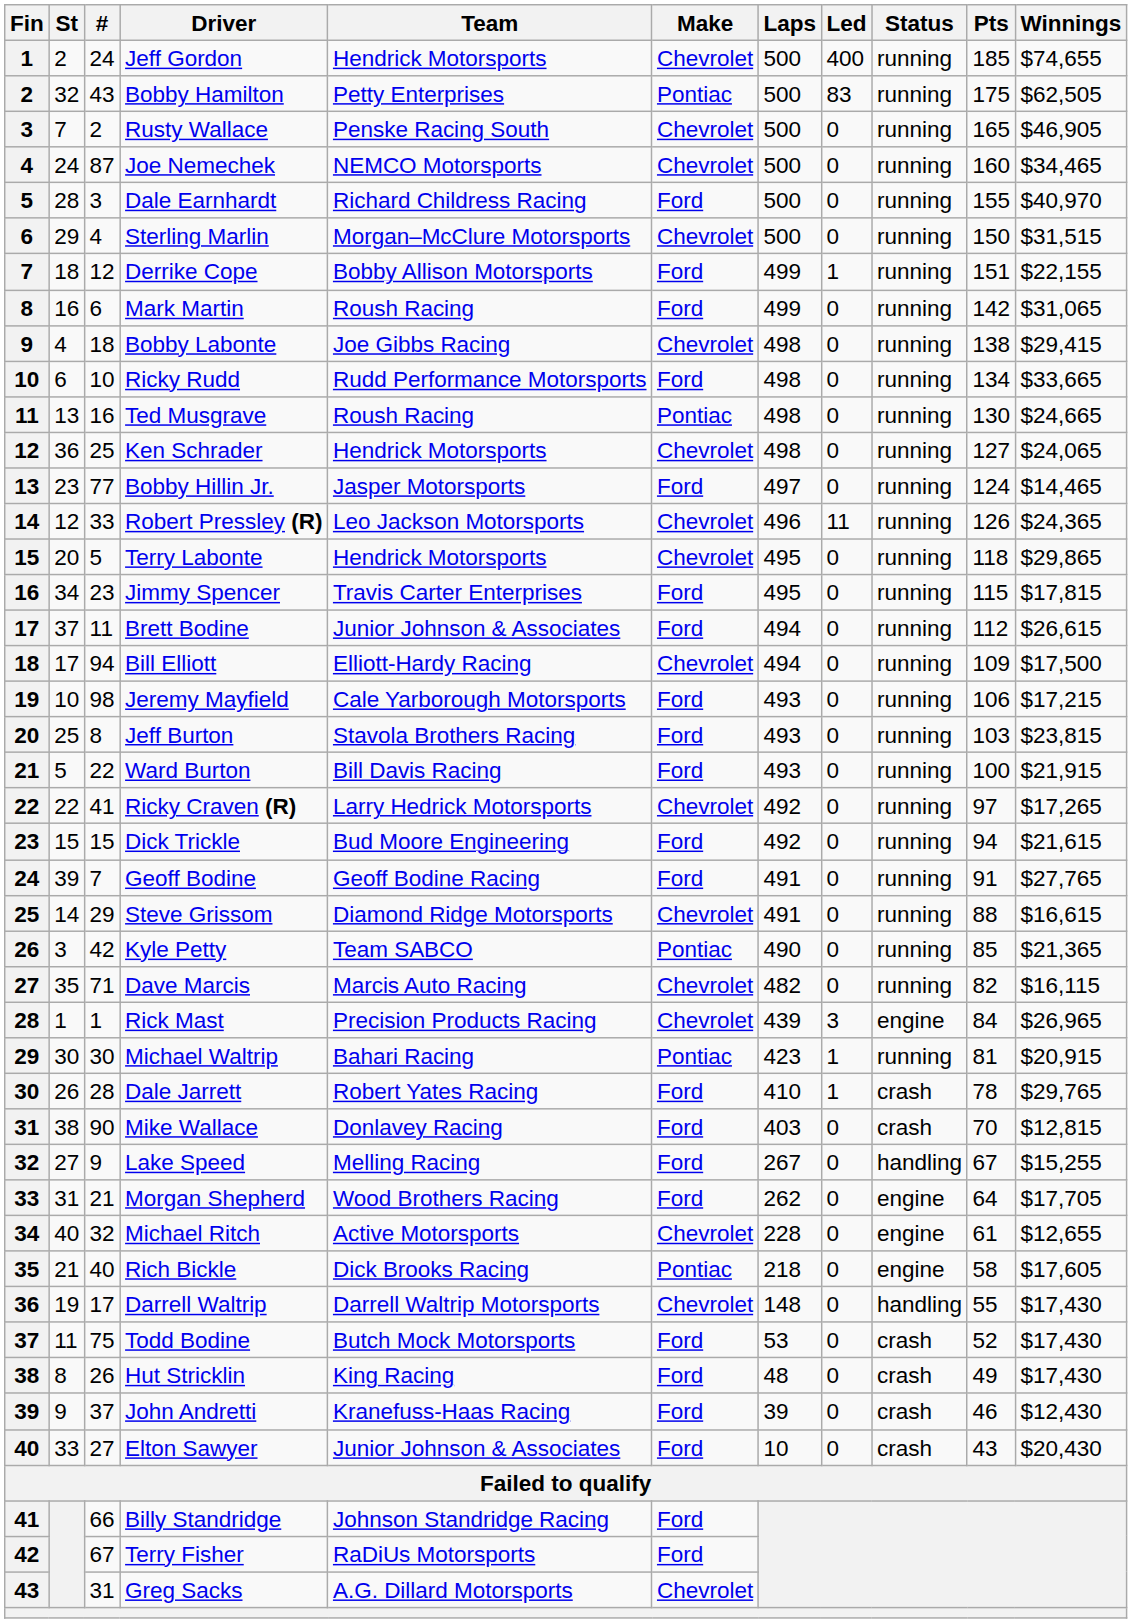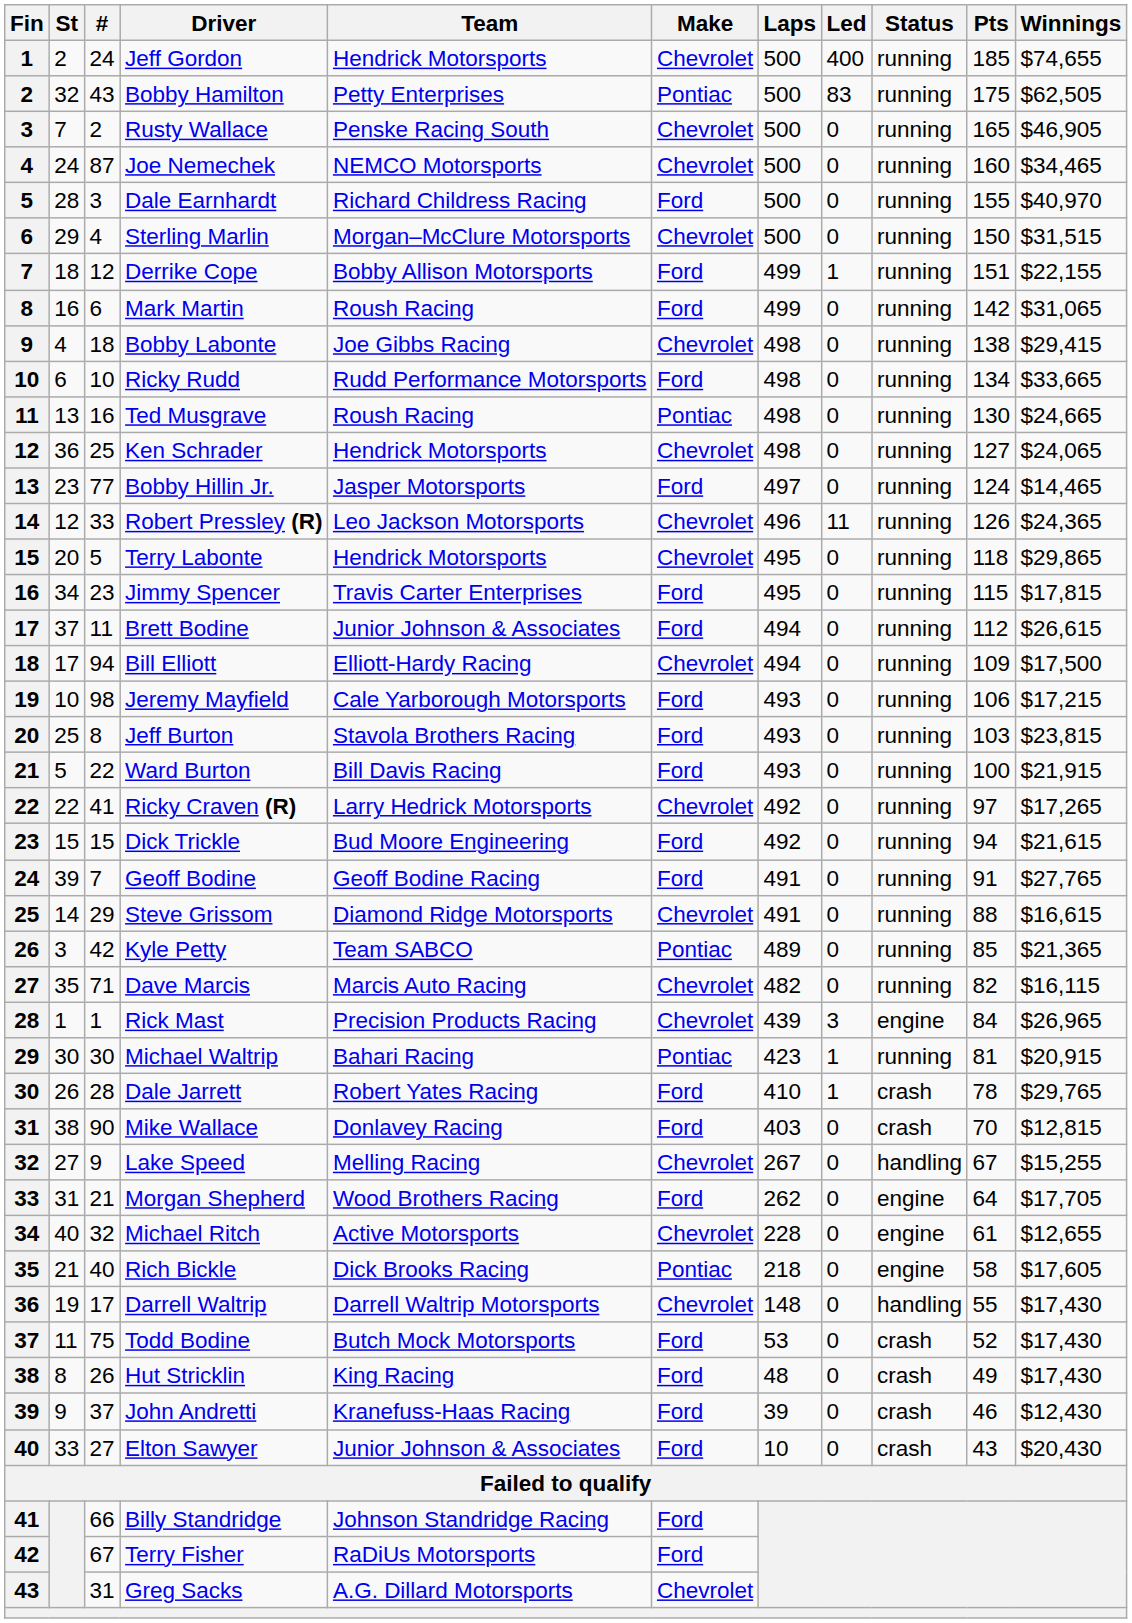(782, 949) 490 -> (782, 949) 489
(680, 1162) Ford -> (705, 1162) Chevrolet
